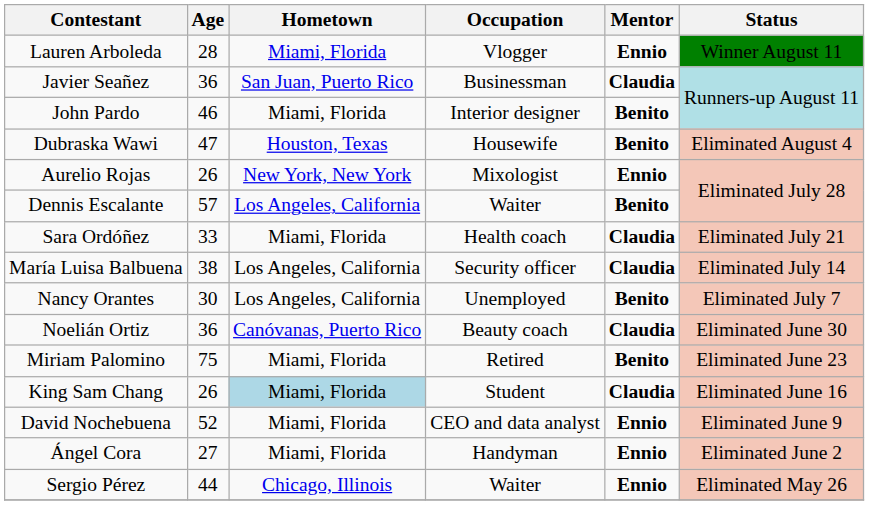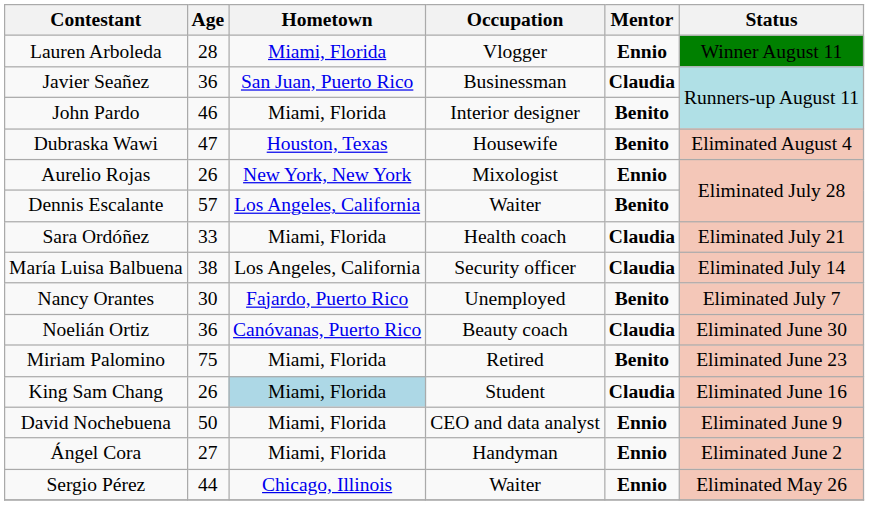(327, 298) Los Angeles, California -> (327, 298) Fajardo, Puerto Rico
(208, 422) 52 -> (208, 422) 50
